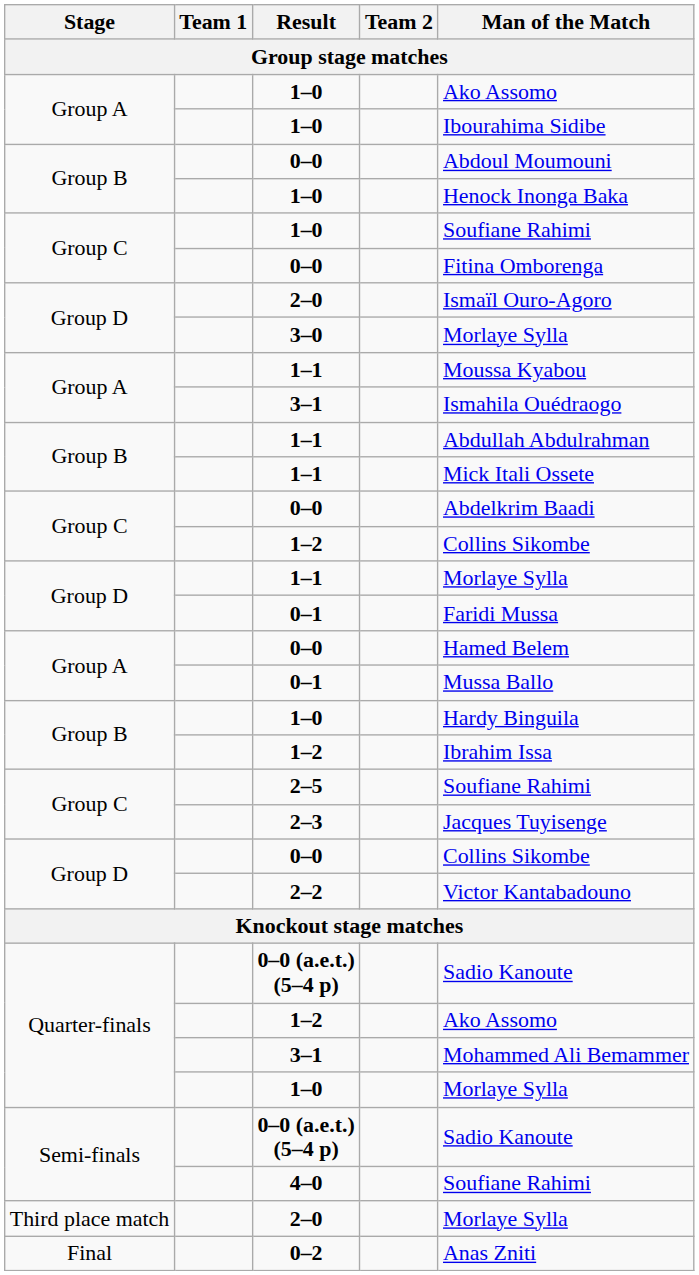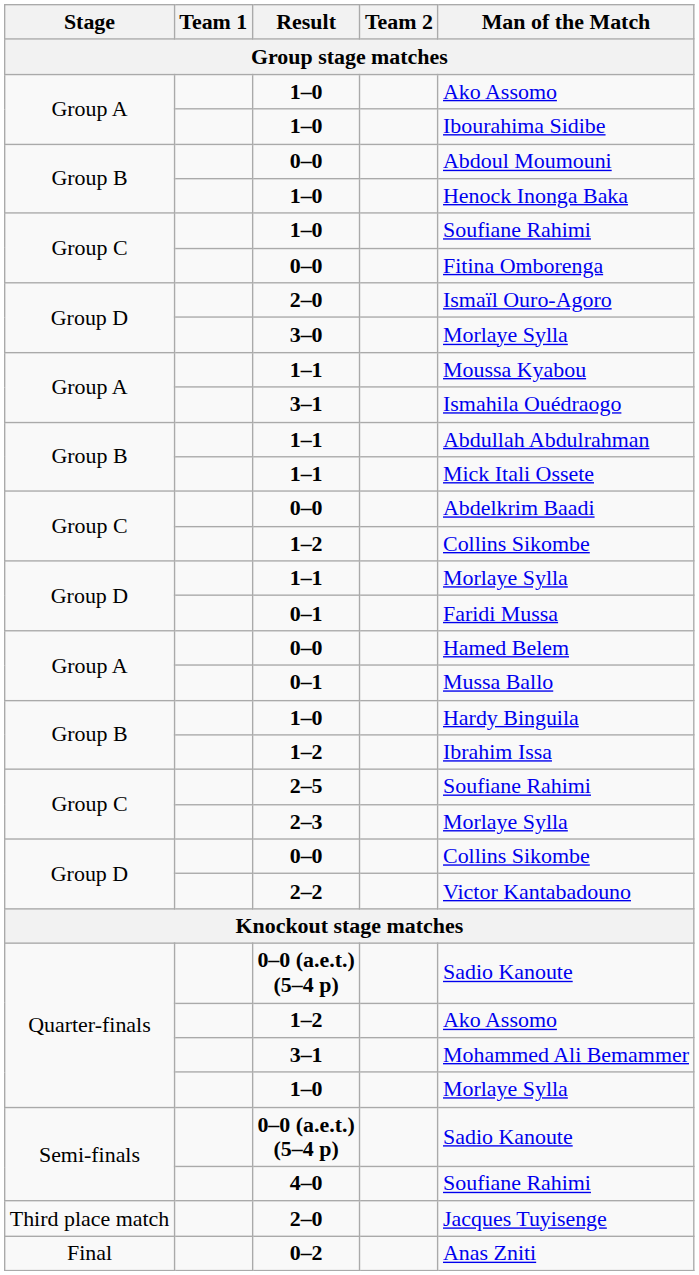(525, 821) Jacques Tuyisenge -> (505, 821) Morlaye Sylla
(505, 1218) Morlaye Sylla -> (525, 1218) Jacques Tuyisenge
